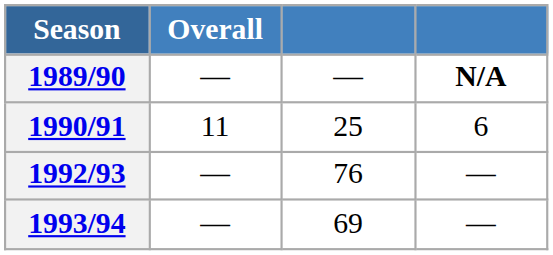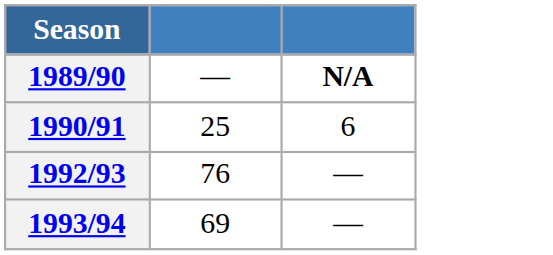- column: (215, 28)
